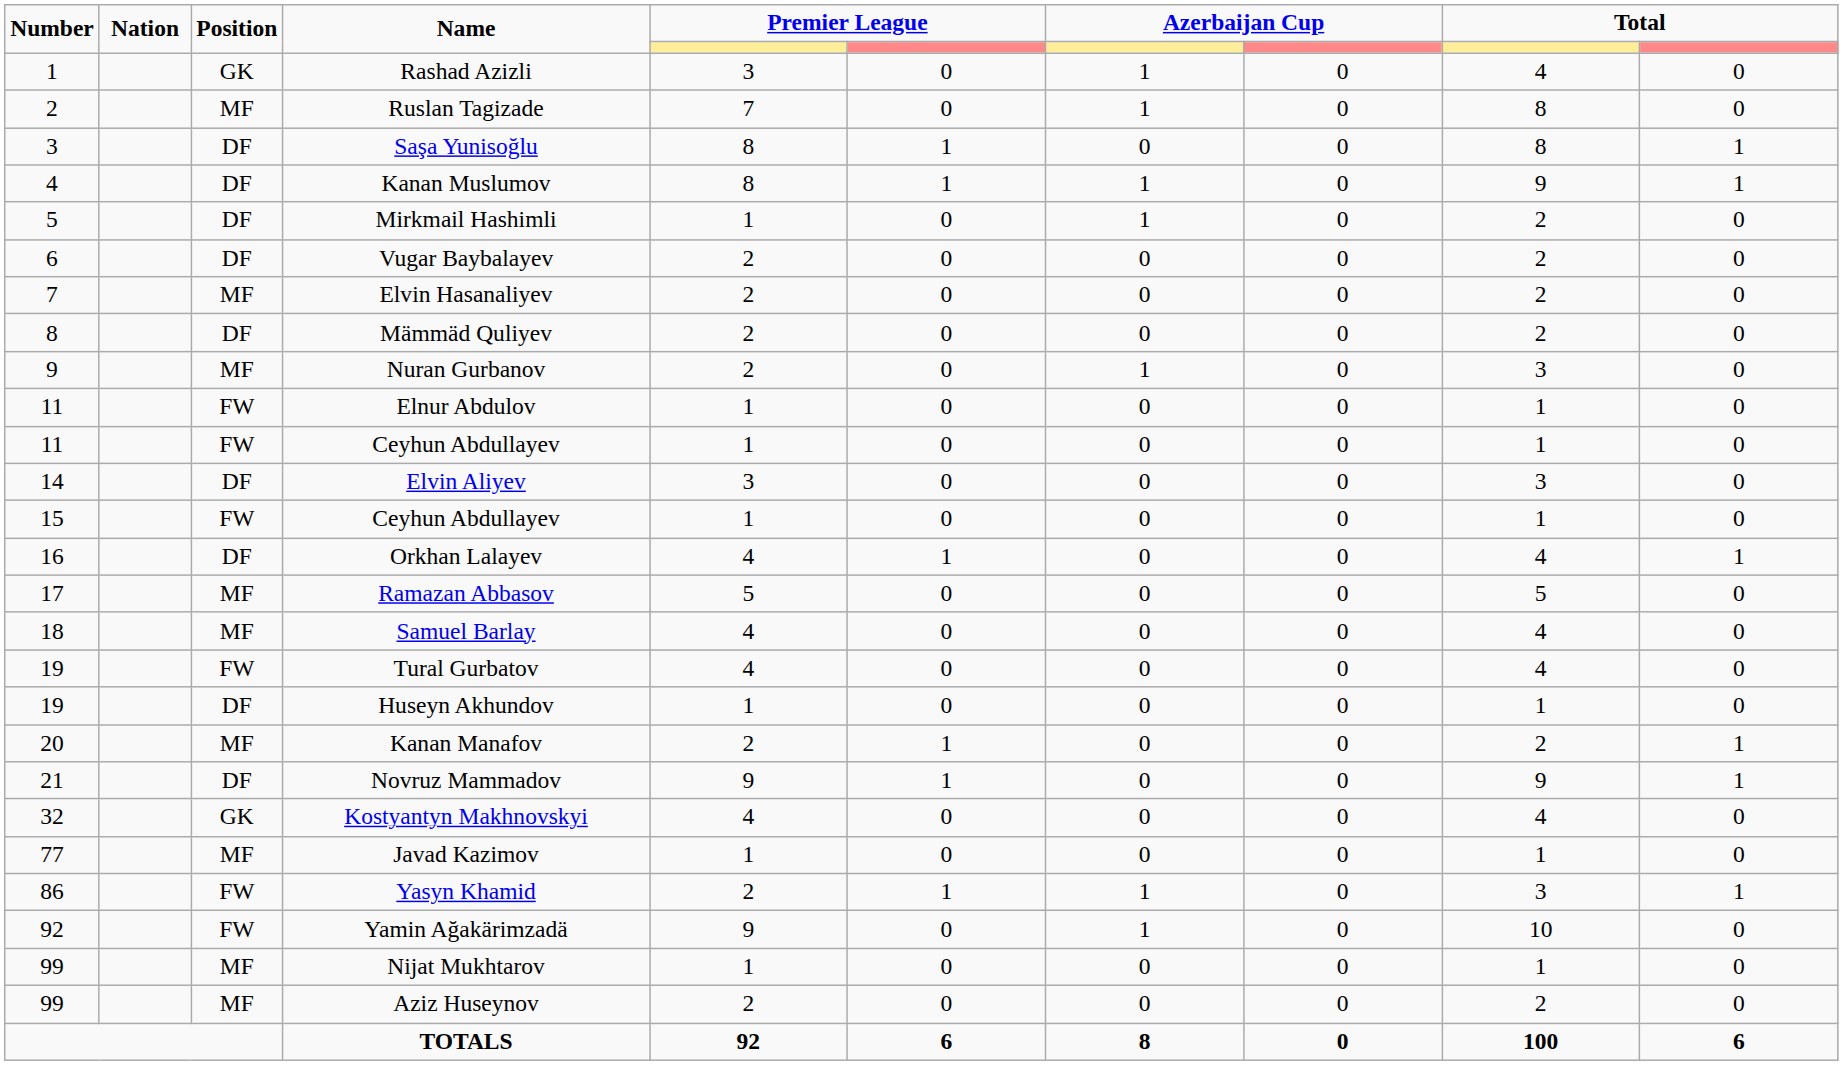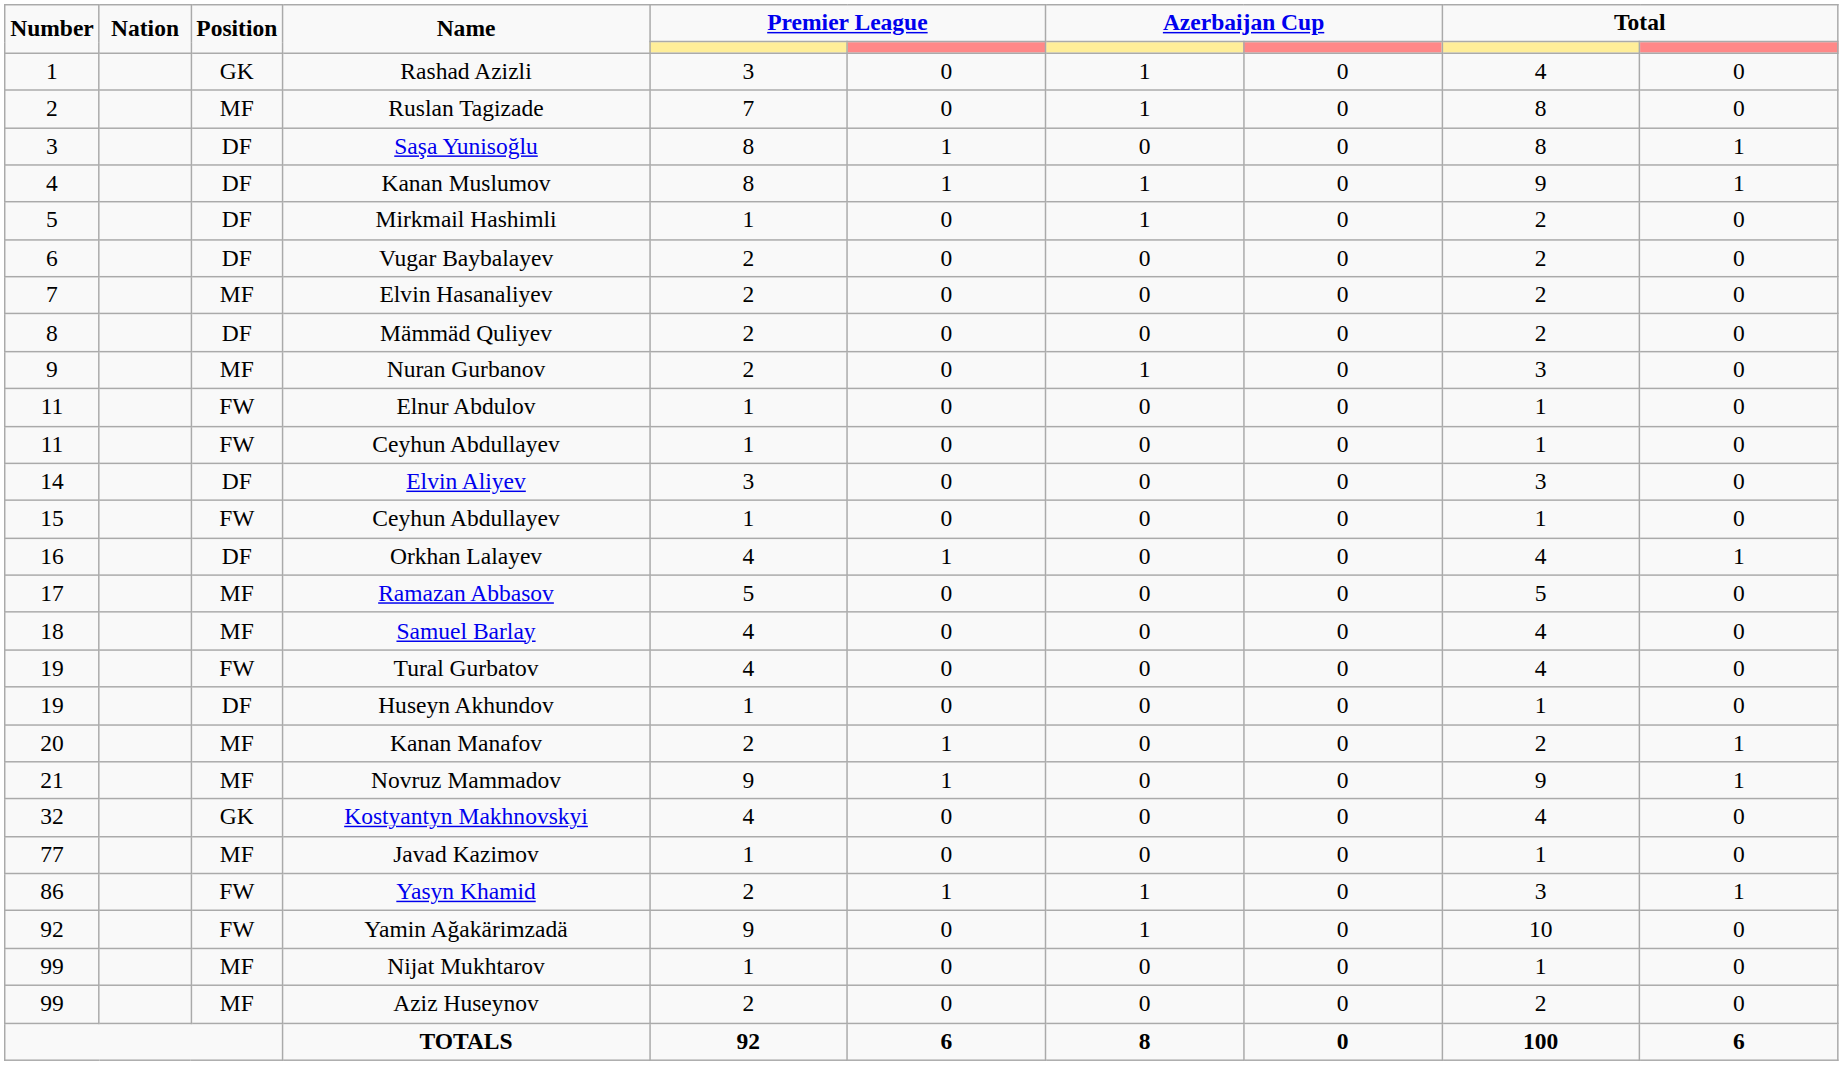(237, 780) DF -> (237, 780) MF
